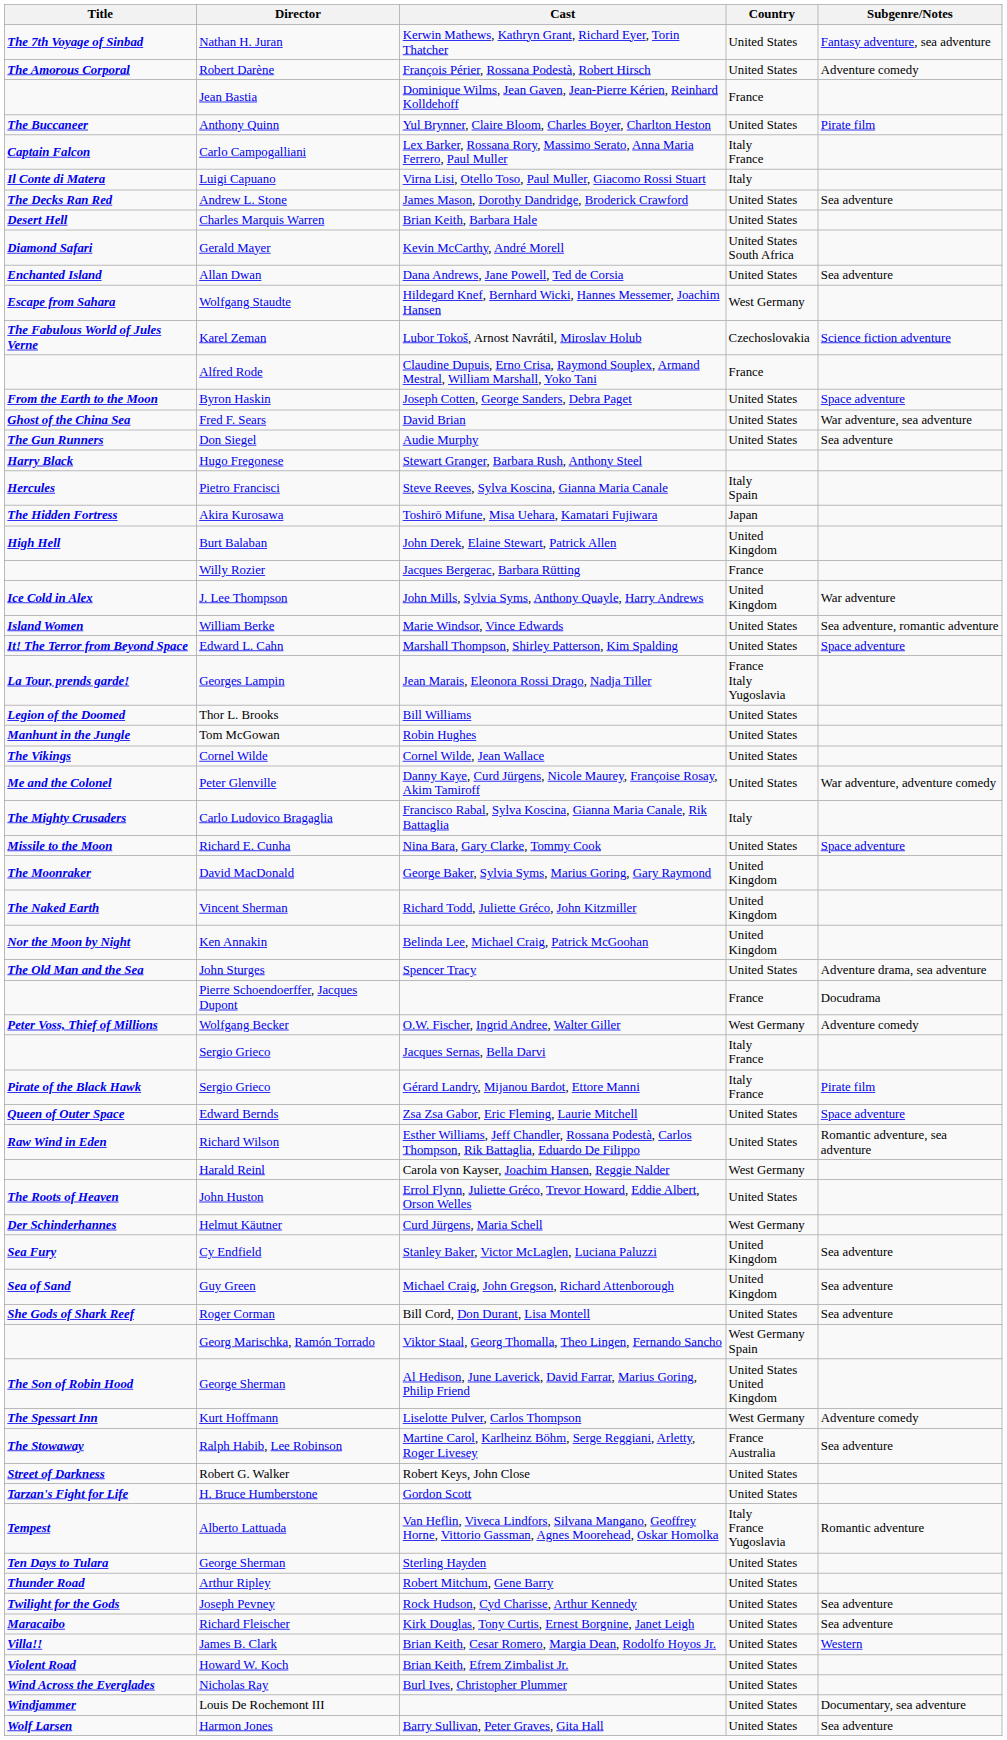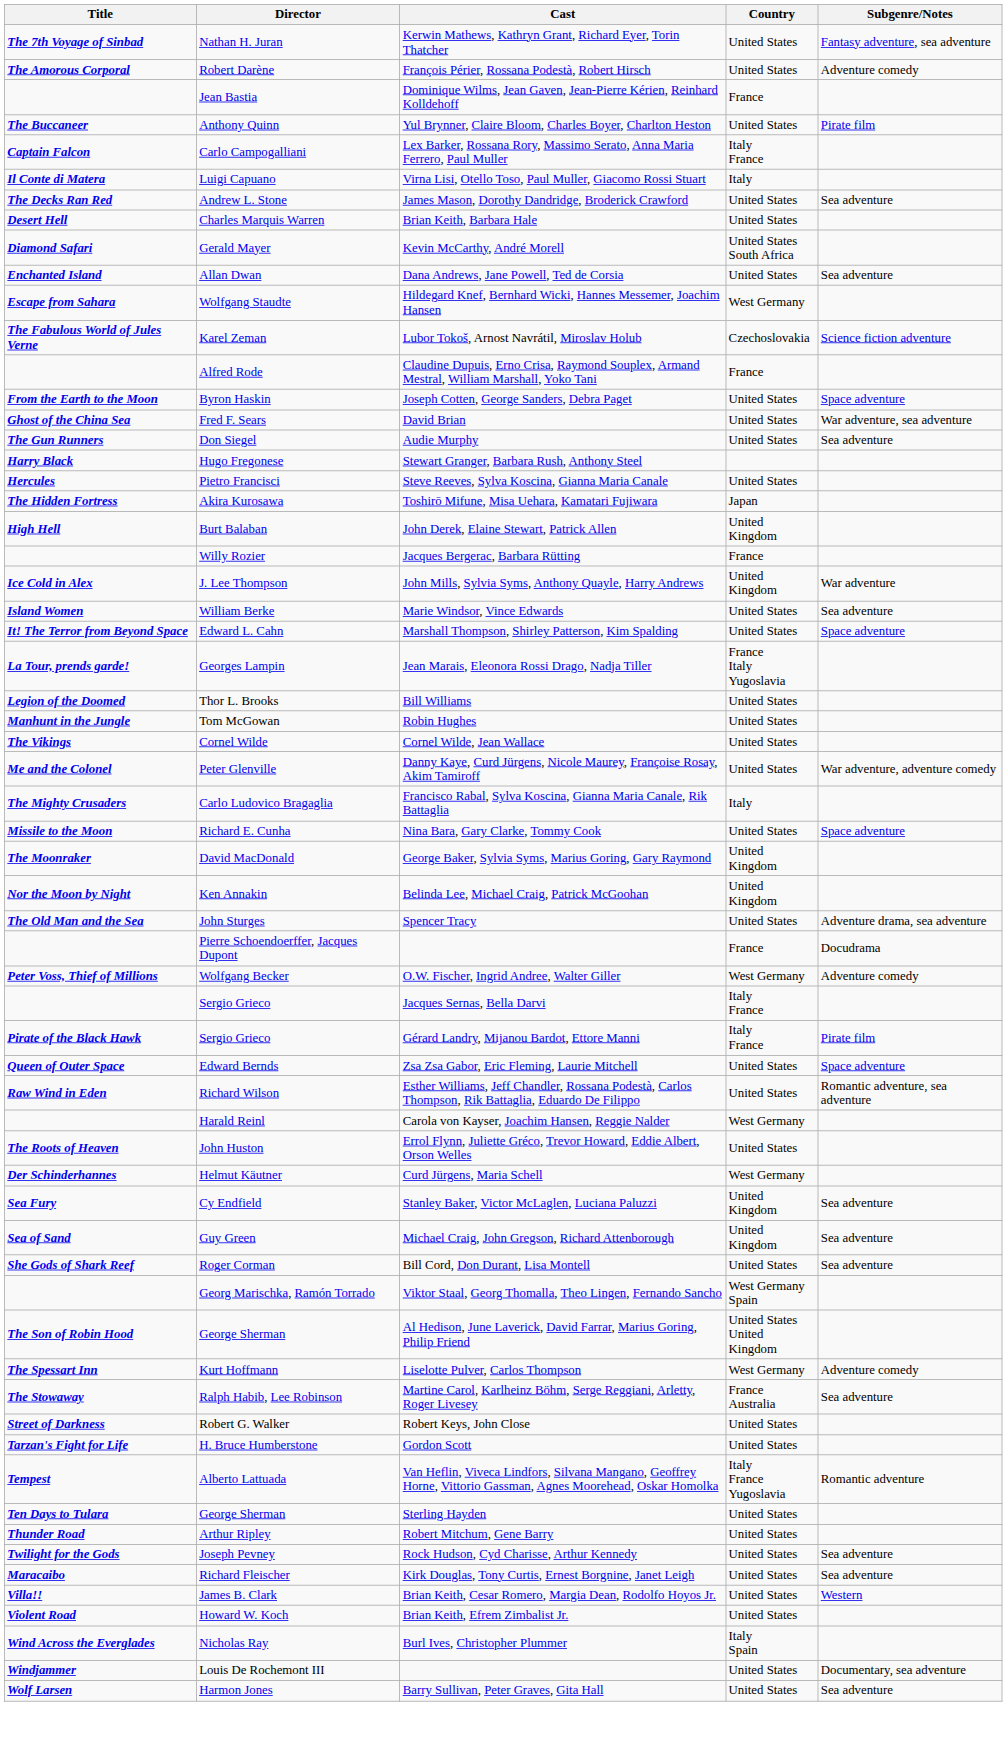(743, 488) Italy Spain -> (763, 480) United States
(910, 625) Sea adventure, romantic adventure -> (857, 611) Sea adventure
- row: (243, 907)
(763, 1684) United States -> (743, 1643) Italy Spain
